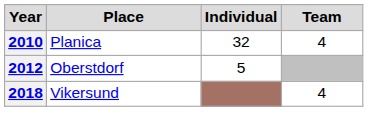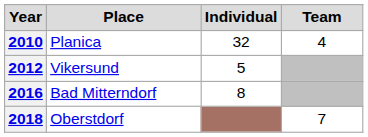(87, 67) Oberstdorf -> (85, 67) Vikersund
+ row: (26, 93)
(85, 93) Vikersund -> (87, 118) Oberstdorf
(322, 93) 4 -> (322, 118) 7
